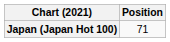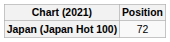(142, 29) 71 -> (142, 29) 72
